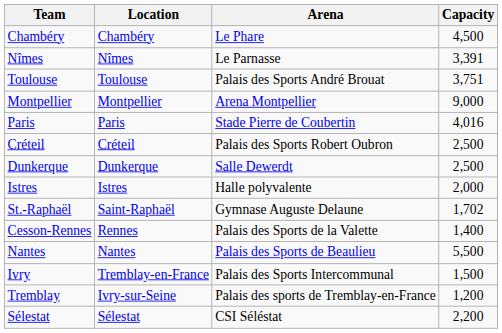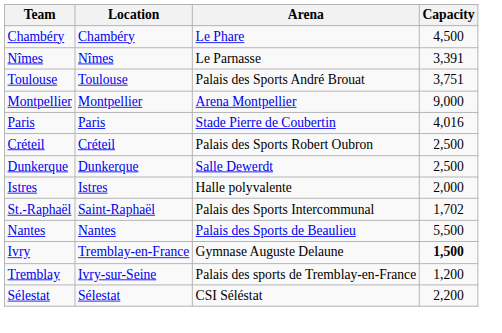(289, 209) Gymnase Auguste Delaune -> (285, 209) Palais des Sports Intercommunal
- row: (49, 230)
(305, 274) Palais des Sports Intercommunal -> (270, 252) Gymnase Auguste Delaune
(468, 274) normal -> (449, 252) bold
